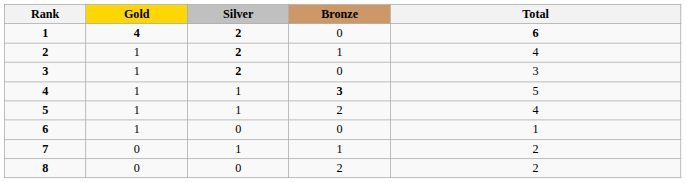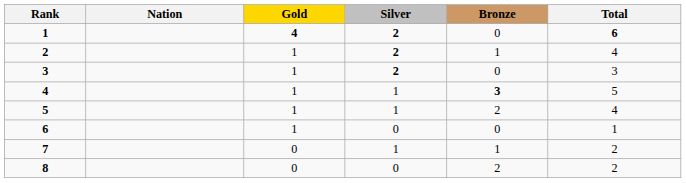+ column: (165, 14)
